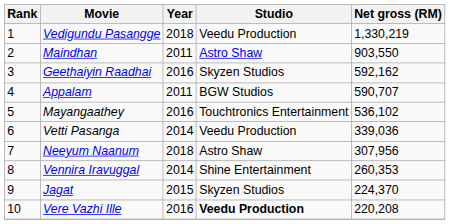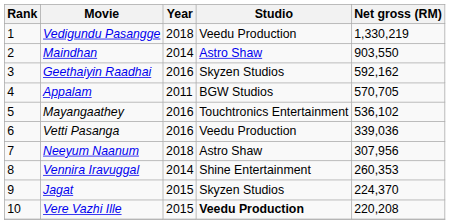(179, 53) 2011 -> (180, 53) 2014
(376, 92) 590,707 -> (376, 92) 570,705
(180, 131) 2014 -> (180, 131) 2016
(180, 209) 2016 -> (180, 209) 2015
